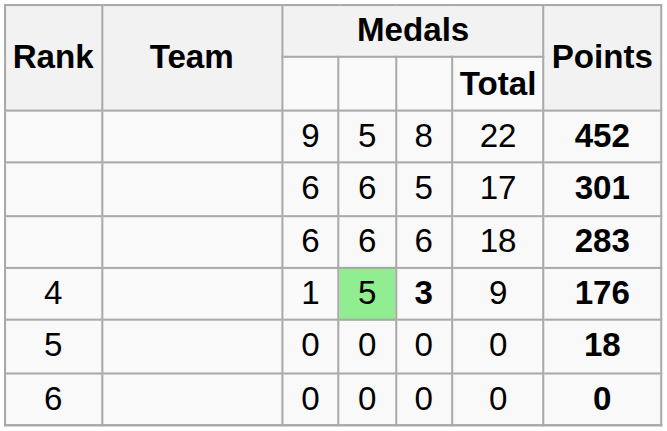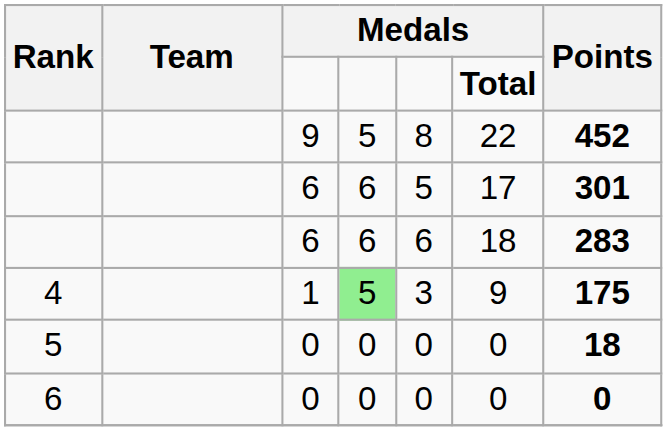(424, 293) bold -> (424, 293) normal
(602, 293) 176 -> (602, 293) 175
